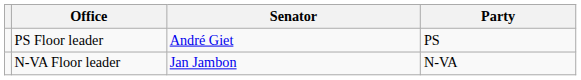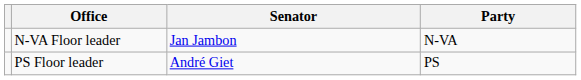rows swapped: (67, 63) <-> (59, 40)
